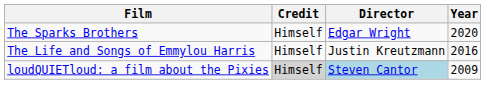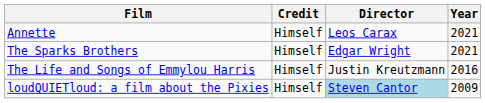+ row: (31, 32)
(464, 32) 2020 -> (464, 51) 2021
(298, 70) lightgrey background -> (298, 88) no background
